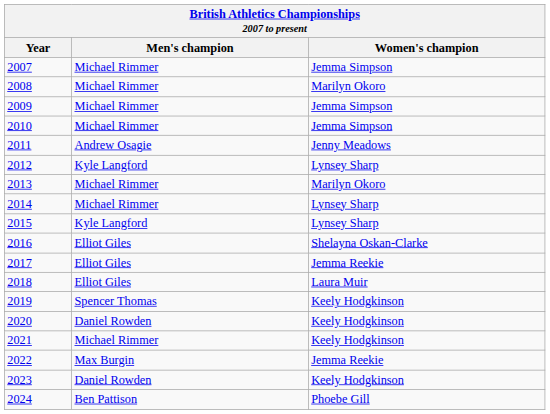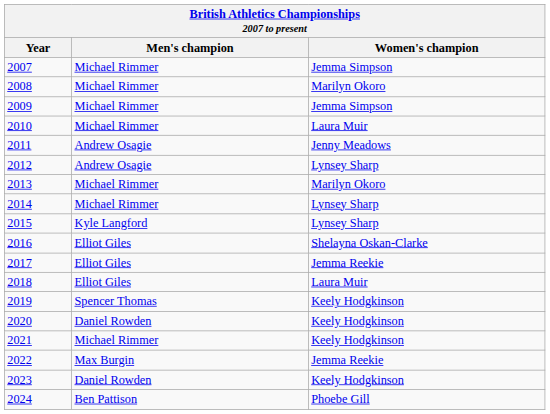(352, 125) Jemma Simpson -> (339, 125) Laura Muir
(111, 164) Kyle Langford -> (113, 164) Andrew Osagie
